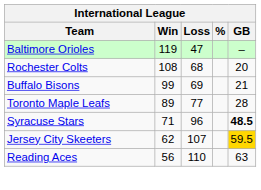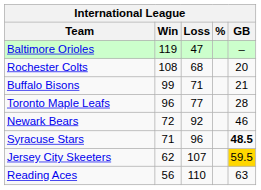(197, 85) 69 -> (197, 85) 71
(168, 103) 89 -> (168, 103) 96
+ row: (43, 121)
